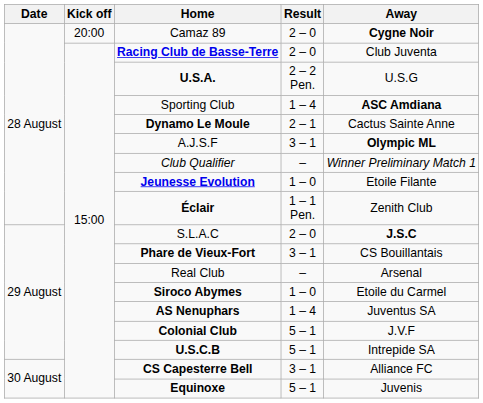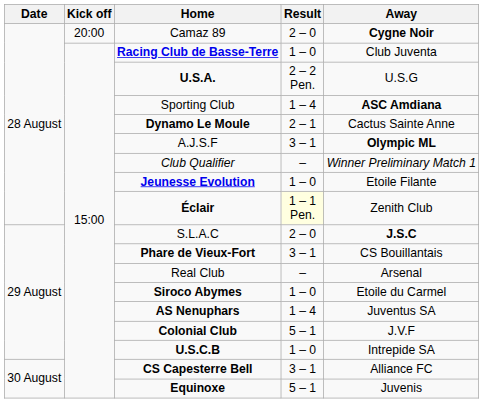(303, 52) 2 – 0 -> (303, 52) 1 – 0
(303, 208) no background -> (303, 208) lightyellow background
(303, 350) 5 – 1 -> (303, 350) 1 – 0
